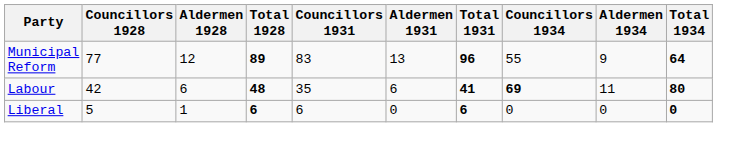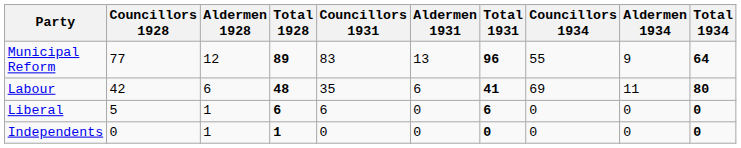(513, 89) bold -> (537, 89) normal
+ row: (55, 132)
